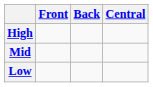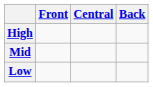columns swapped: (125, 14) <-> (87, 14)
